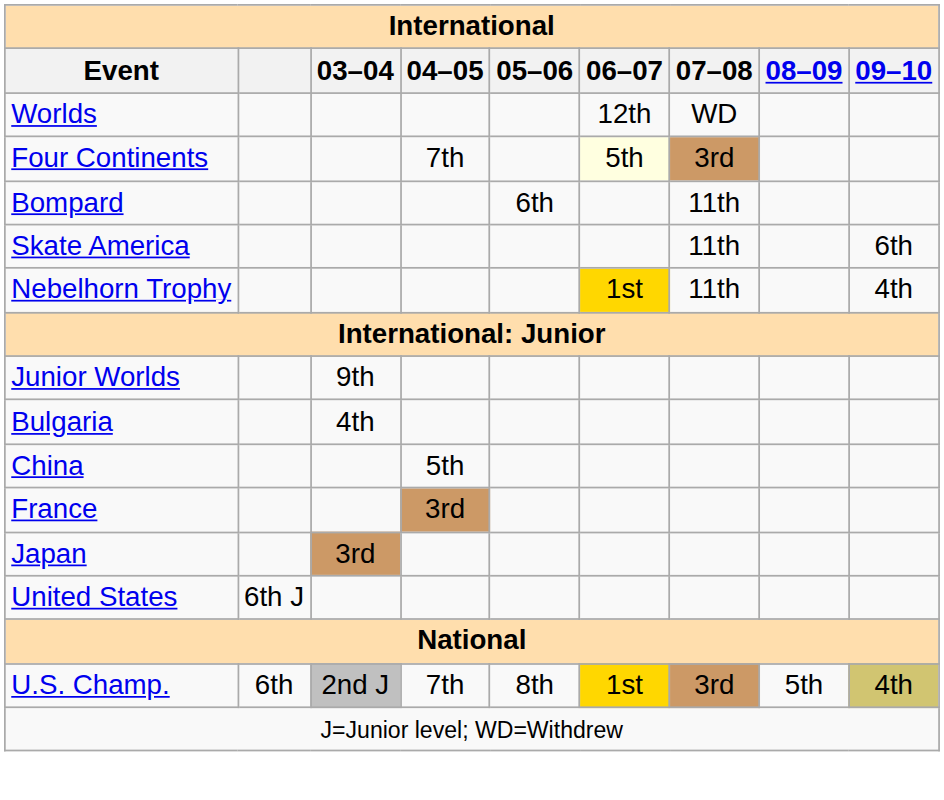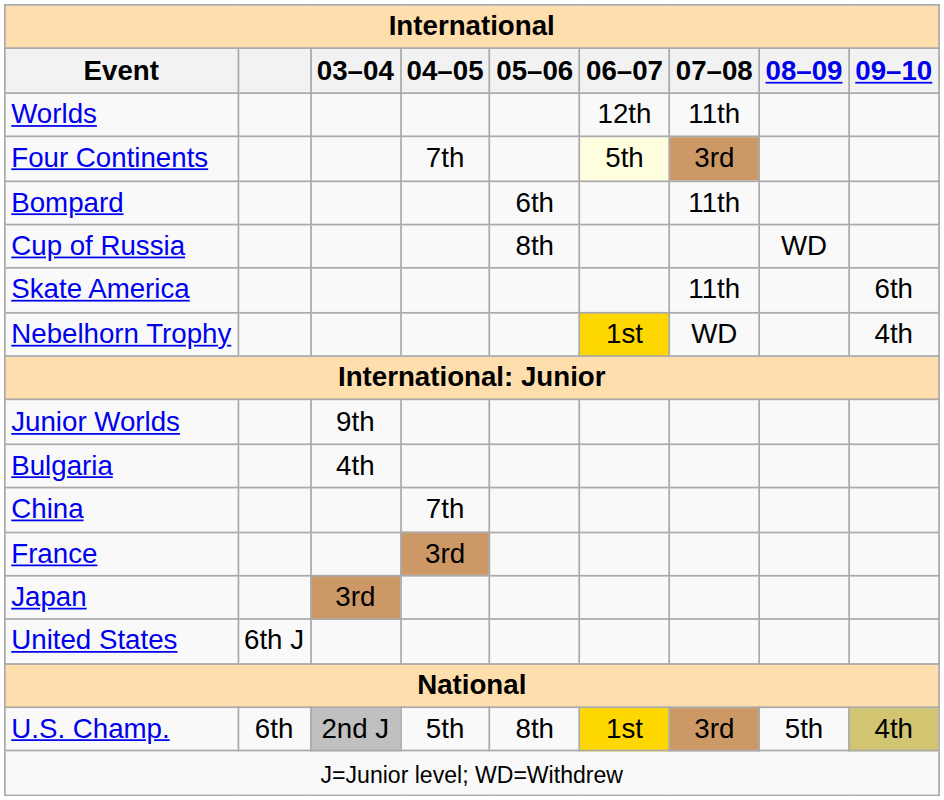(714, 114) WD -> (714, 114) 11th
+ row: (98, 245)
(714, 289) 11th -> (714, 333) WD
(445, 465) 5th -> (445, 509) 7th
(445, 684) 7th -> (445, 728) 5th
